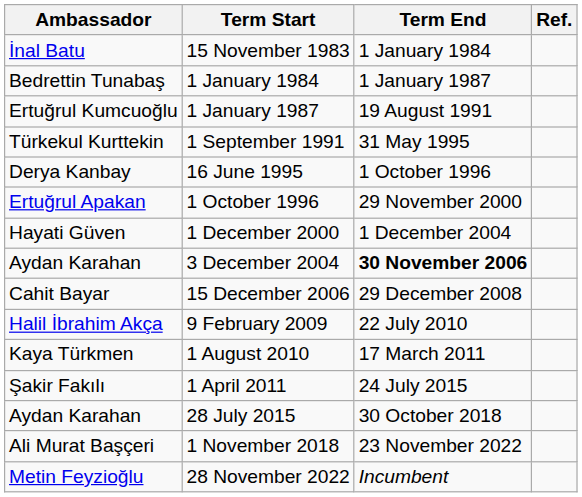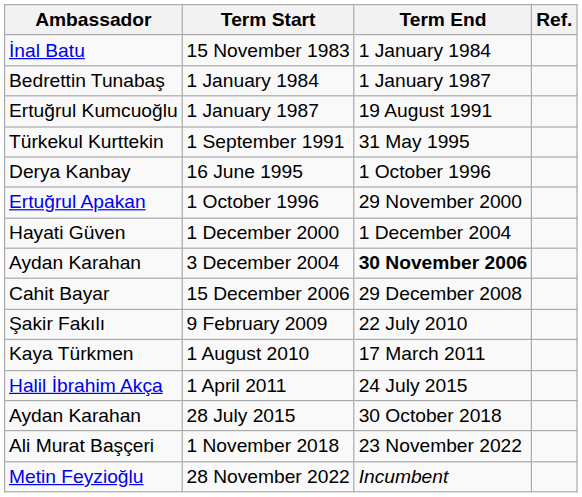(86, 324) Halil İbrahim Akça -> (57, 324) Şakir Fakılı
(57, 385) Şakir Fakılı -> (86, 385) Halil İbrahim Akça
